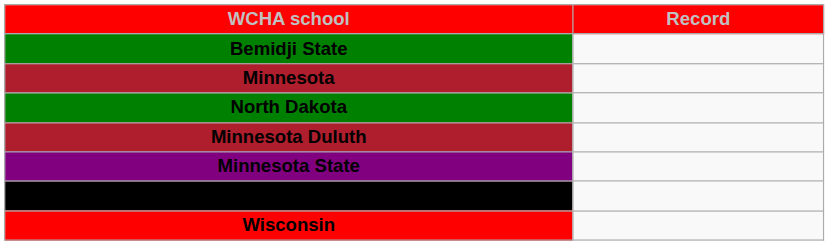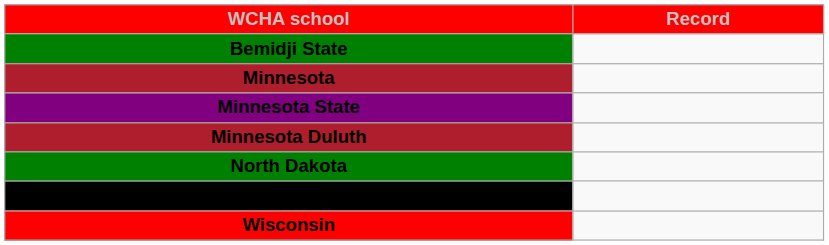rows swapped: (289, 166) <-> (289, 107)
